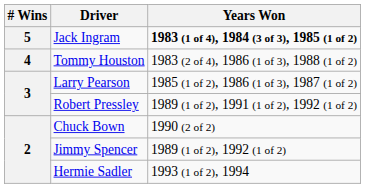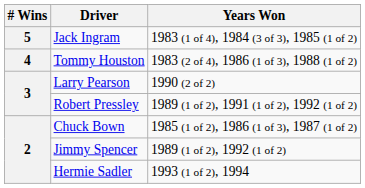(254, 38) bold -> (254, 38) normal
(254, 82) 1985 (1 of 2), 1986 (1 of 3), 1987 (1 of 2) -> (183, 82) 1990 (2 of 2)
(183, 127) 1990 (2 of 2) -> (254, 127) 1985 (1 of 2), 1986 (1 of 3), 1987 (1 of 2)
